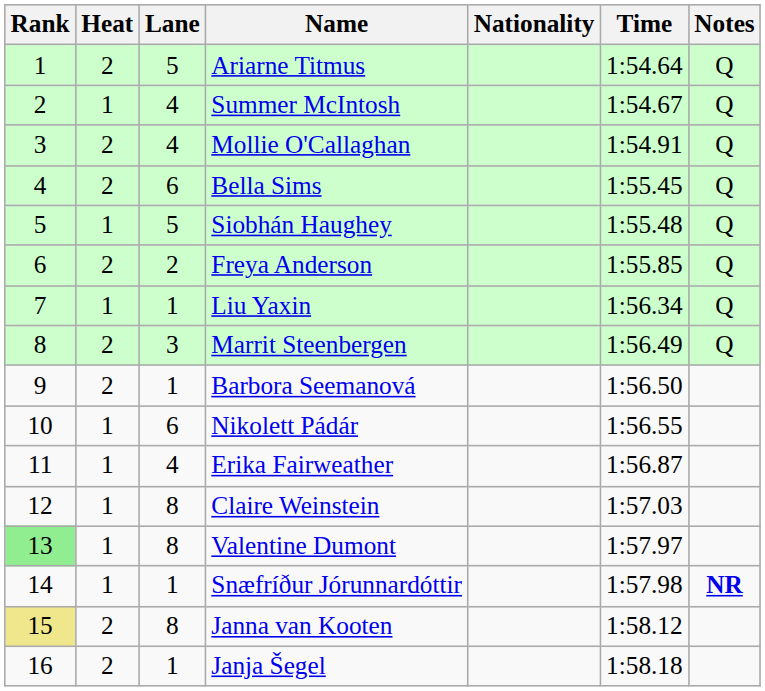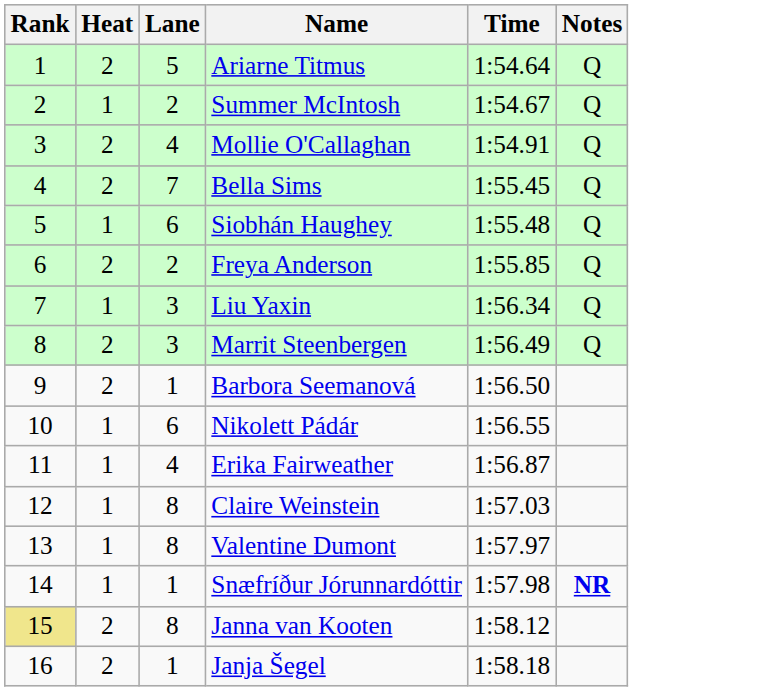- column: (534, 24)
(172, 104) 4 -> (172, 104) 2
(172, 184) 6 -> (172, 184) 7
(172, 225) 5 -> (172, 225) 6
(172, 305) 1 -> (172, 305) 3
(40, 545) lightgreen background -> (40, 545) no background
